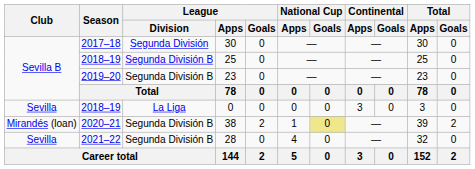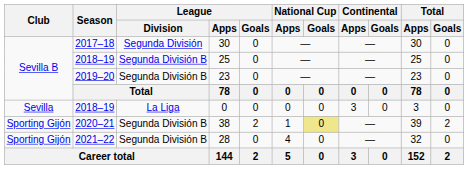(42, 124) Mirandés (loan) -> (39, 124) Sporting Gijón
(42, 140) Sevilla -> (39, 140) Sporting Gijón
